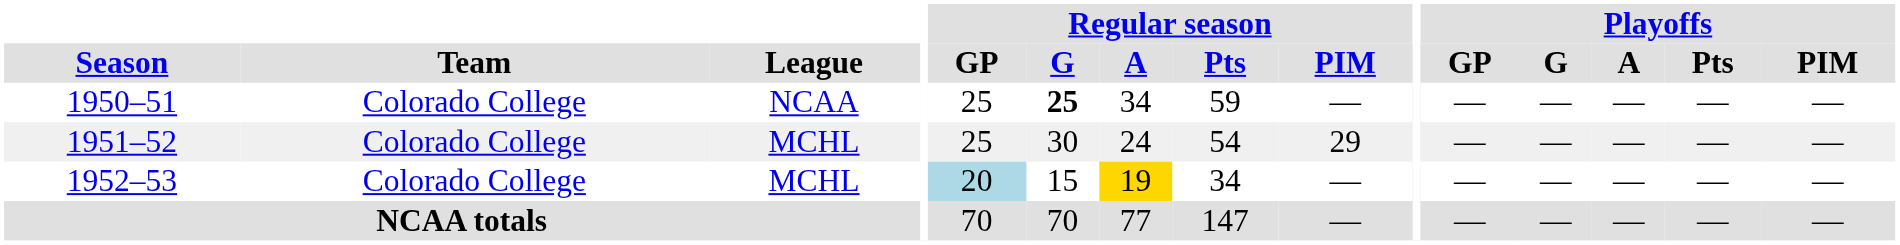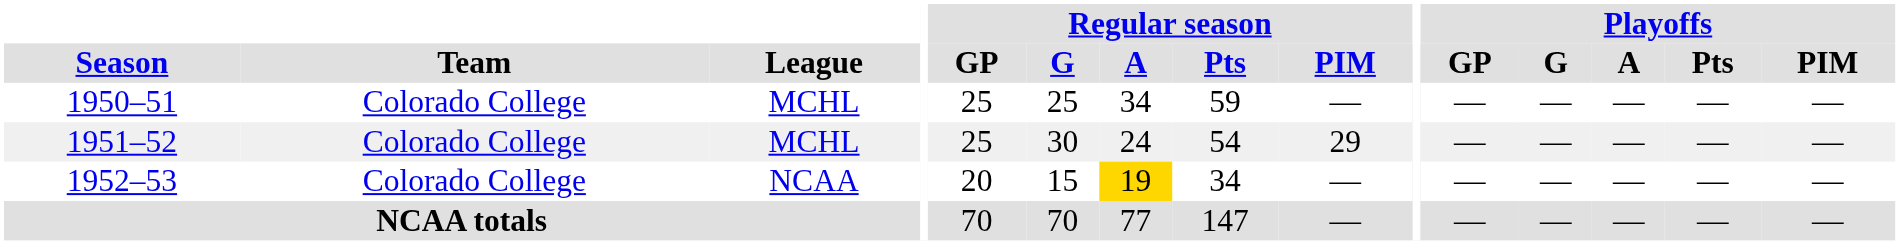(814, 102) NCAA -> (814, 102) MCHL
(1062, 102) bold -> (1062, 102) normal
(814, 180) MCHL -> (814, 180) NCAA
(977, 180) lightblue background -> (977, 180) no background
